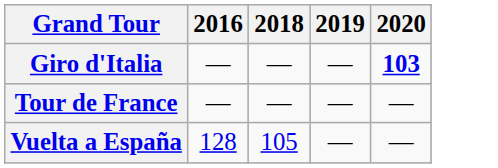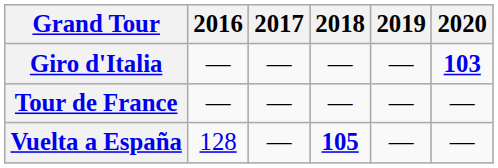+ column: (279, 24)
(279, 142) normal -> (340, 142) bold
